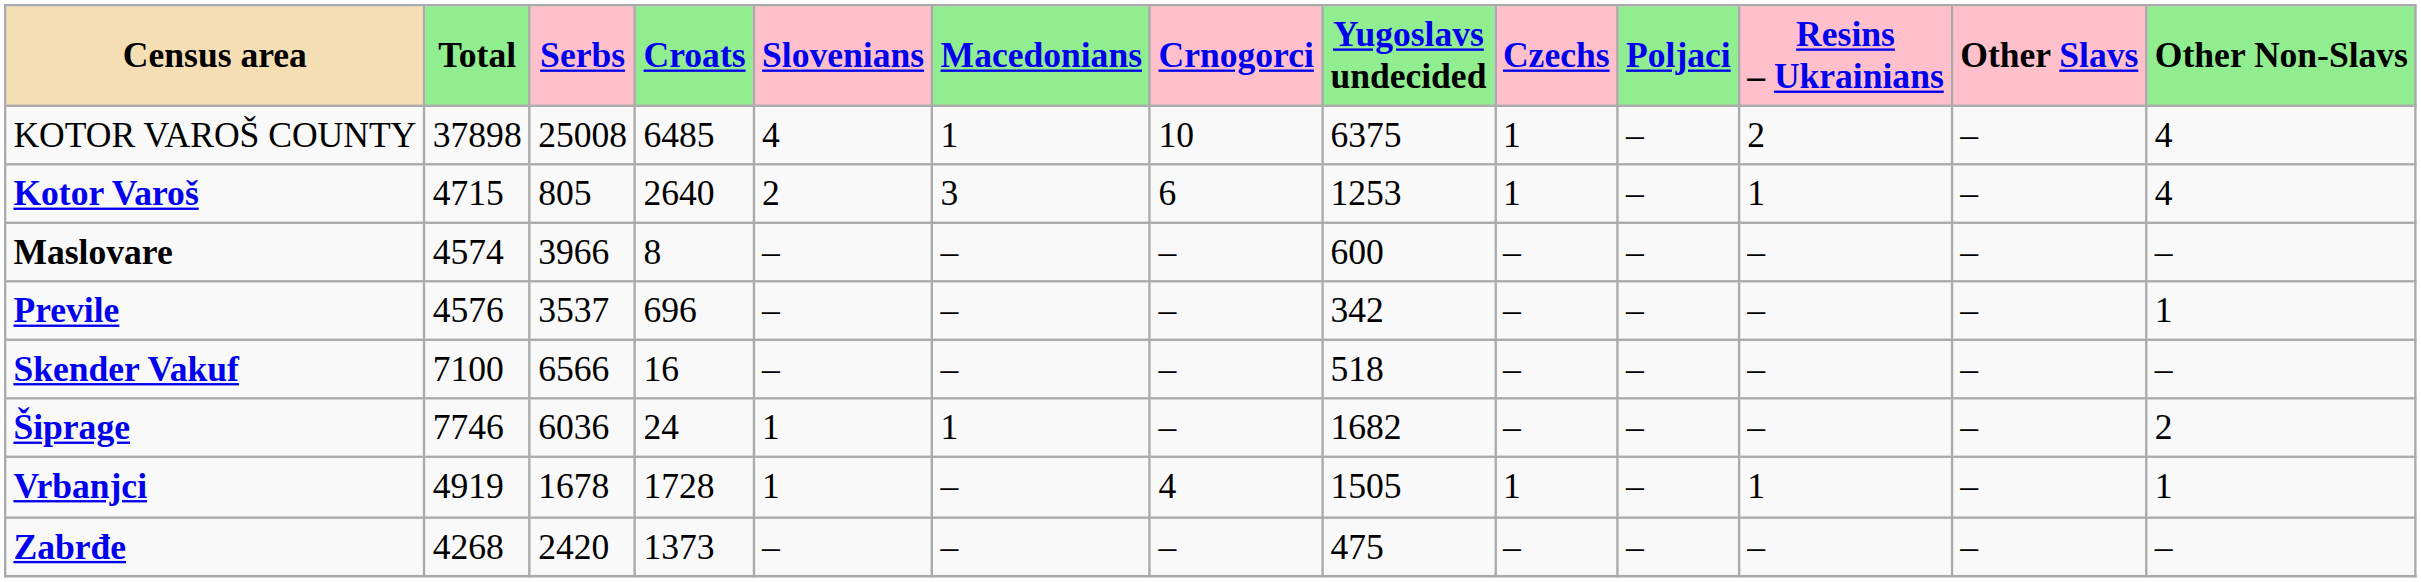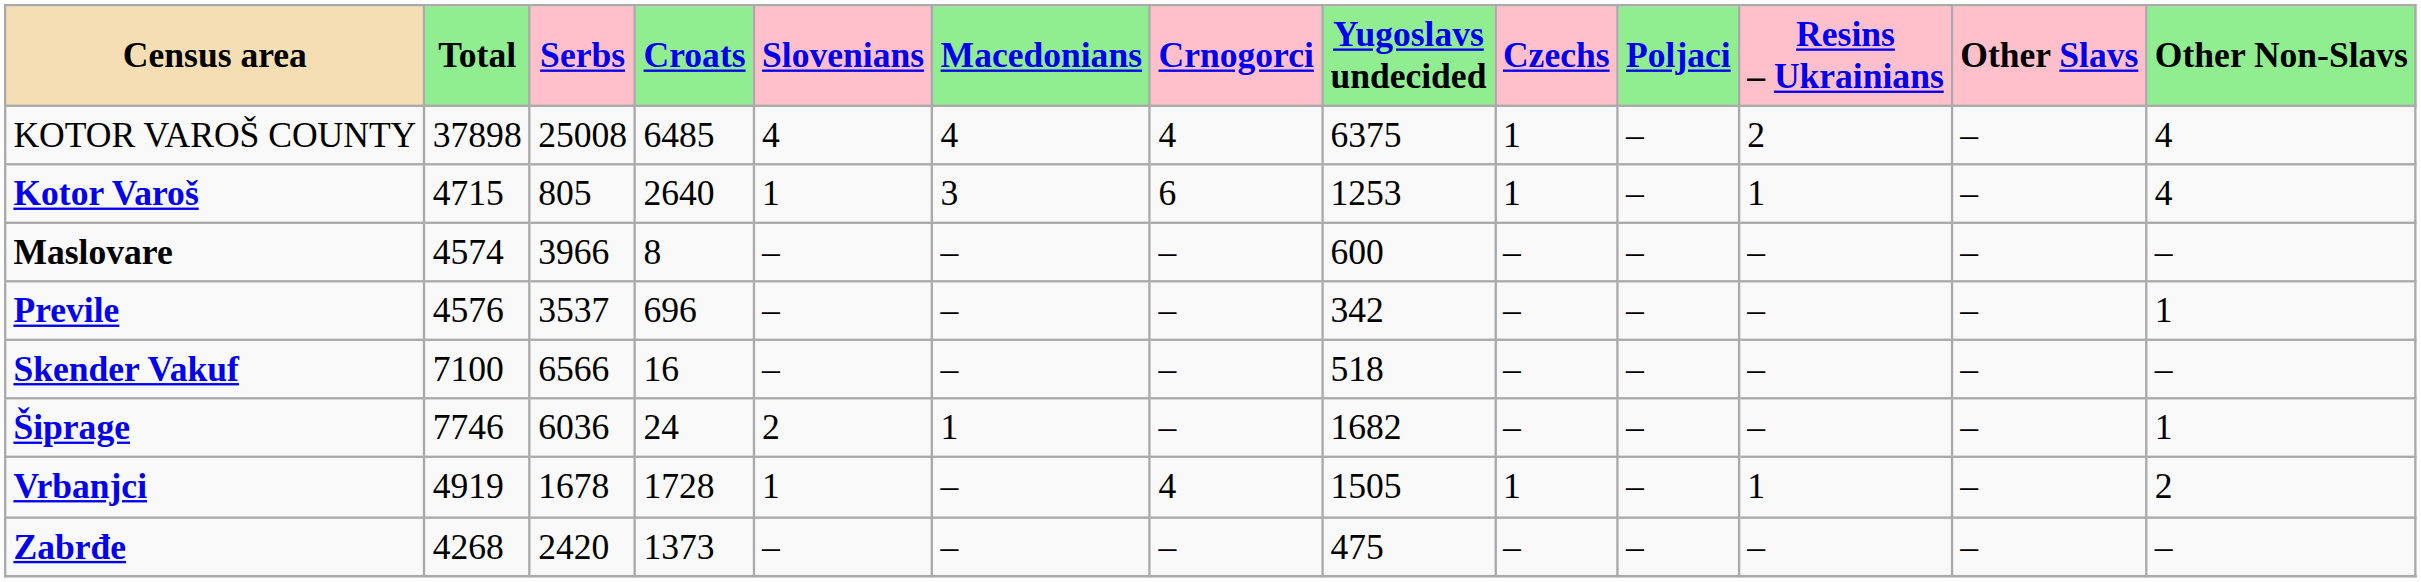(949, 134) 1 -> (949, 134) 4
(1176, 134) 10 -> (1167, 134) 4
(771, 193) 2 -> (771, 193) 1
(771, 428) 1 -> (771, 428) 2
(2164, 428) 2 -> (2164, 428) 1
(2164, 486) 1 -> (2164, 486) 2
